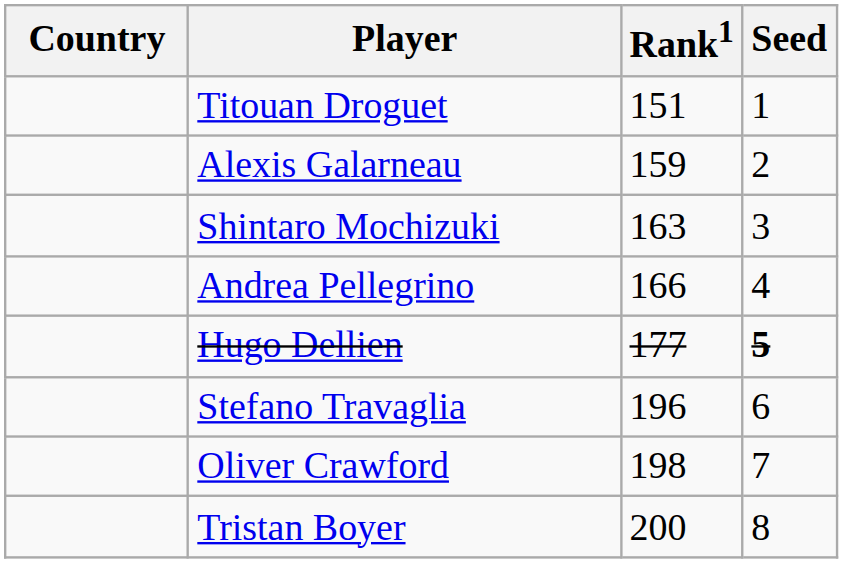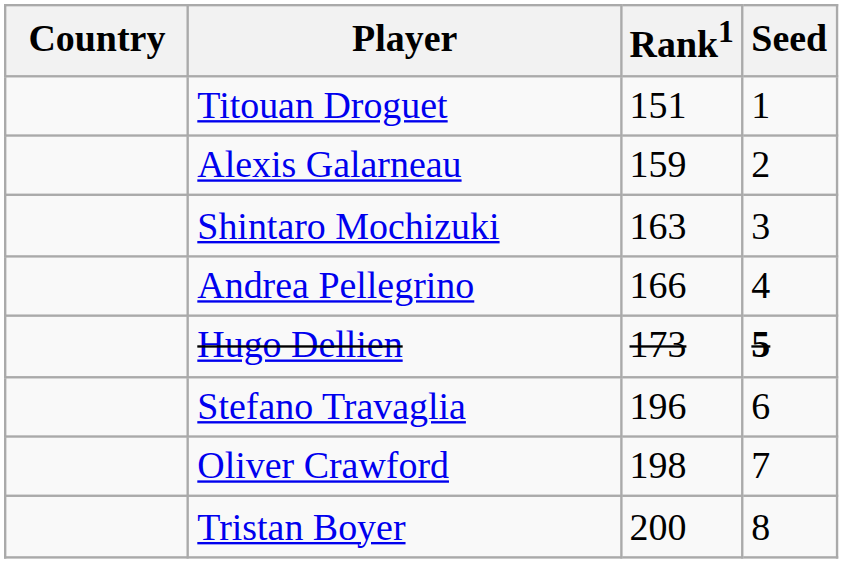(658, 345) 177 -> (658, 345) 173
